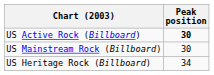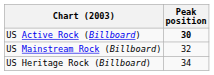(186, 49) 30 -> (186, 49) 32
